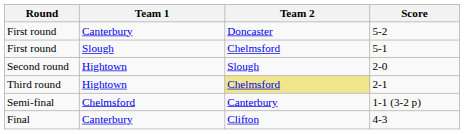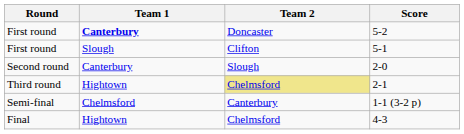(107, 31) normal -> (110, 31) bold
(254, 48) Chelmsford -> (243, 48) Clifton
(104, 66) Hightown -> (107, 66) Canterbury
(107, 119) Canterbury -> (104, 119) Hightown
(243, 119) Clifton -> (254, 119) Chelmsford
